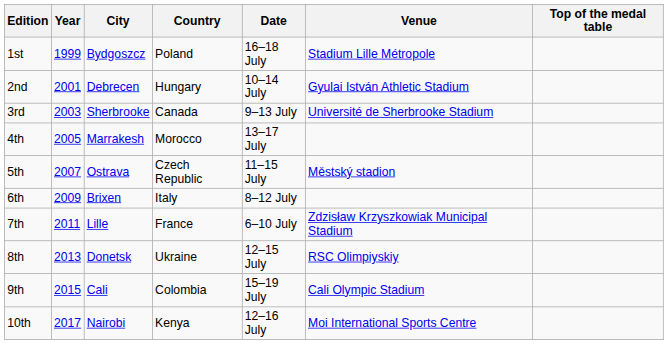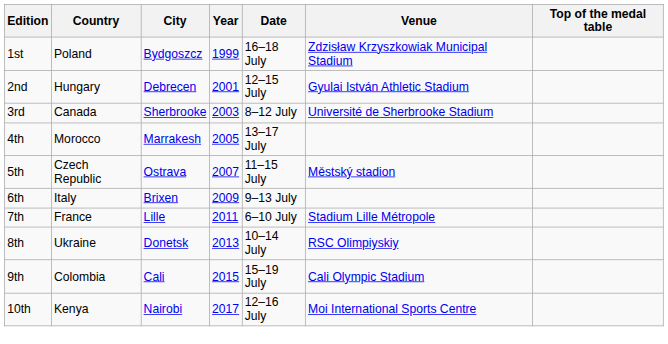columns swapped: (68, 20) <-> (197, 20)
(372, 53) Stadium Lille Métropole -> (398, 53) Zdzisław Krzyszkowiak Municipal Stadium
(262, 86) 10–14 July -> (262, 86) 12–15 July
(271, 113) 9–13 July -> (271, 113) 8–12 July
(271, 198) 8–12 July -> (271, 198) 9–13 July
(398, 224) Zdzisław Krzyszkowiak Municipal Stadium -> (372, 217) Stadium Lille Métropole
(262, 257) 12–15 July -> (262, 243) 10–14 July
